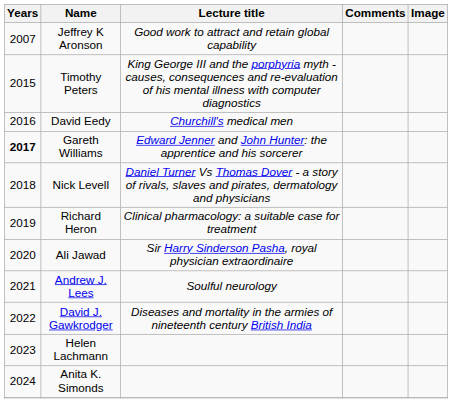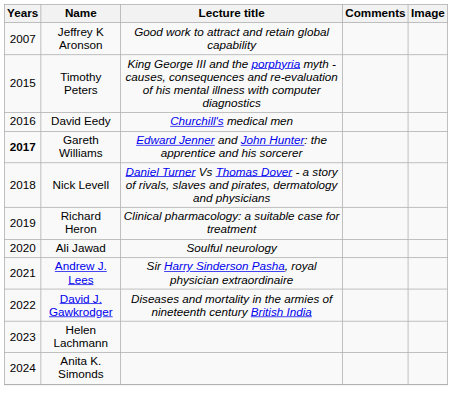(232, 255) Sir Harry Sinderson Pasha, royal physician extraordinaire -> (232, 248) Soulful neurology
(232, 286) Soulful neurology -> (232, 273) Sir Harry Sinderson Pasha, royal physician extraordinaire
